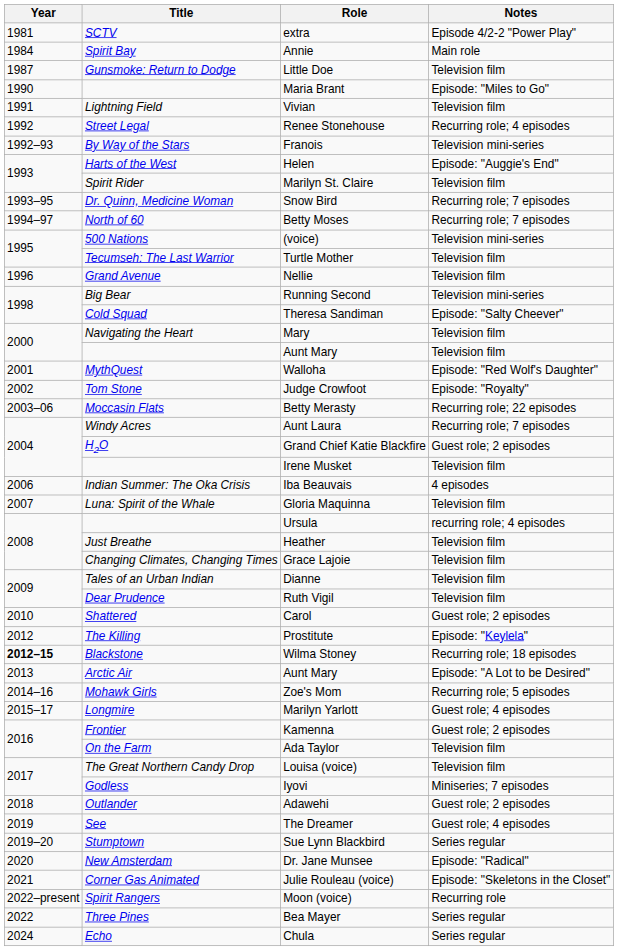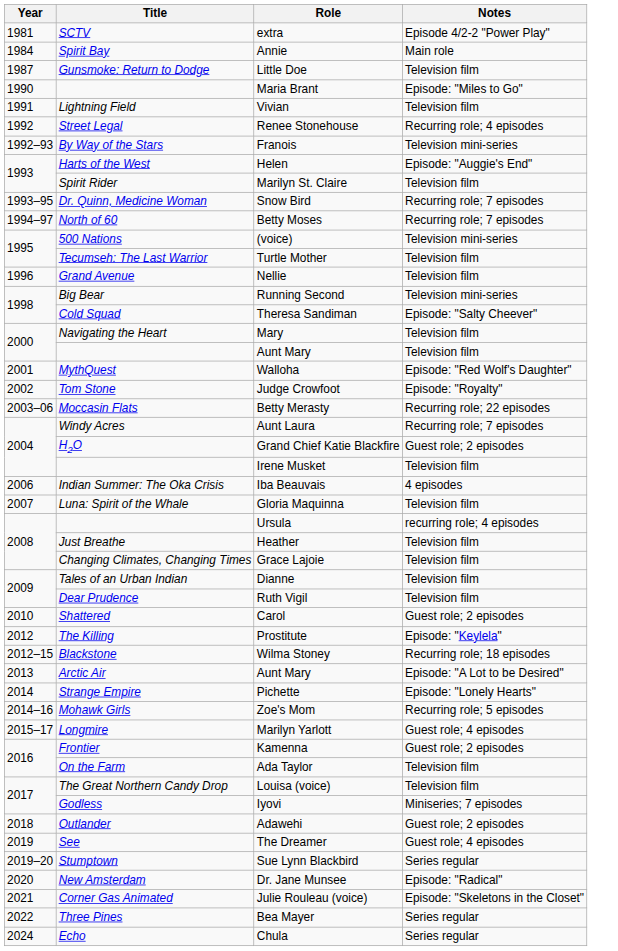(30, 654) bold -> (30, 654) normal
+ row: (100, 692)
- row: (122, 898)
